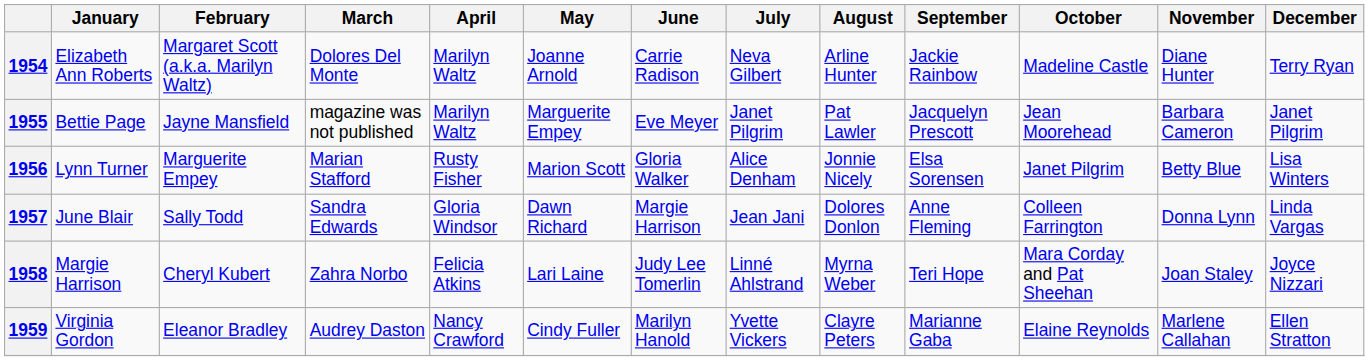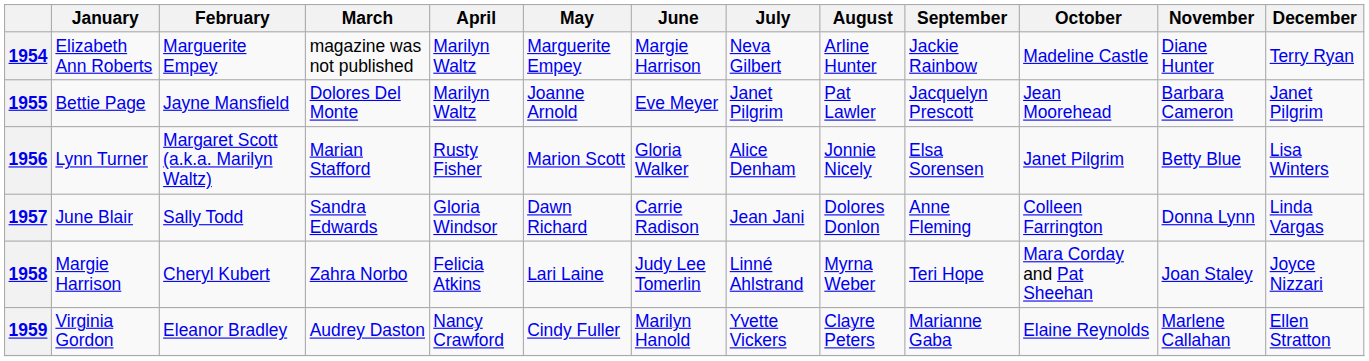(220, 65) Margaret Scott (a.k.a. Marilyn Waltz) -> (205, 55) Marguerite Empey
(355, 65) Dolores Del Monte -> (365, 55) magazine was not published
(556, 65) Joanne Arnold -> (569, 55) Marguerite Empey
(667, 65) Carrie Radison -> (668, 55) Margie Harrison
(365, 122) magazine was not published -> (355, 103) Dolores Del Monte
(569, 122) Marguerite Empey -> (556, 103) Joanne Arnold
(205, 169) Marguerite Empey -> (220, 160) Margaret Scott (a.k.a. Marilyn Waltz)
(668, 217) Margie Harrison -> (667, 217) Carrie Radison
